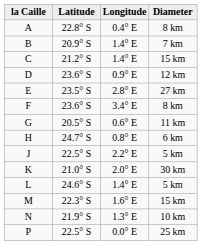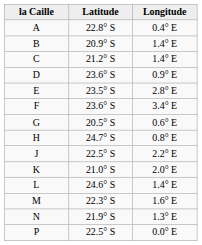- column: (173, 12)
